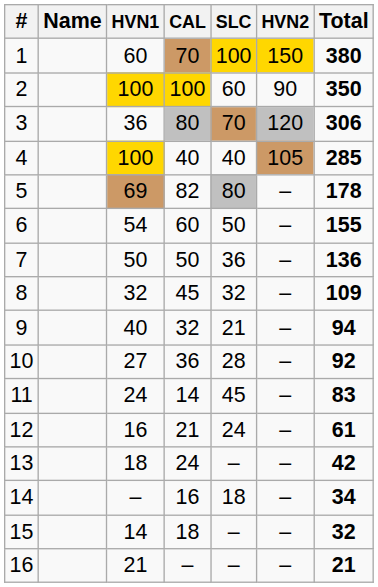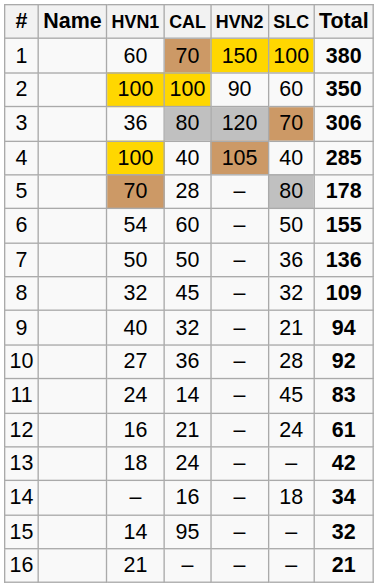columns swapped: (234, 22) <-> (285, 22)
(135, 191) 69 -> (135, 191) 70
(188, 191) 82 -> (188, 191) 28
(188, 531) 18 -> (188, 531) 95
